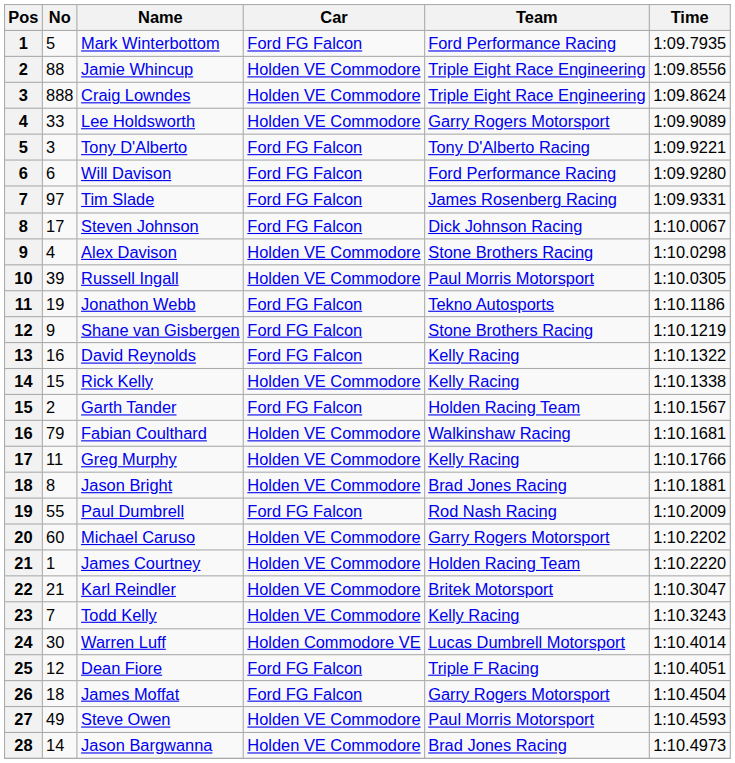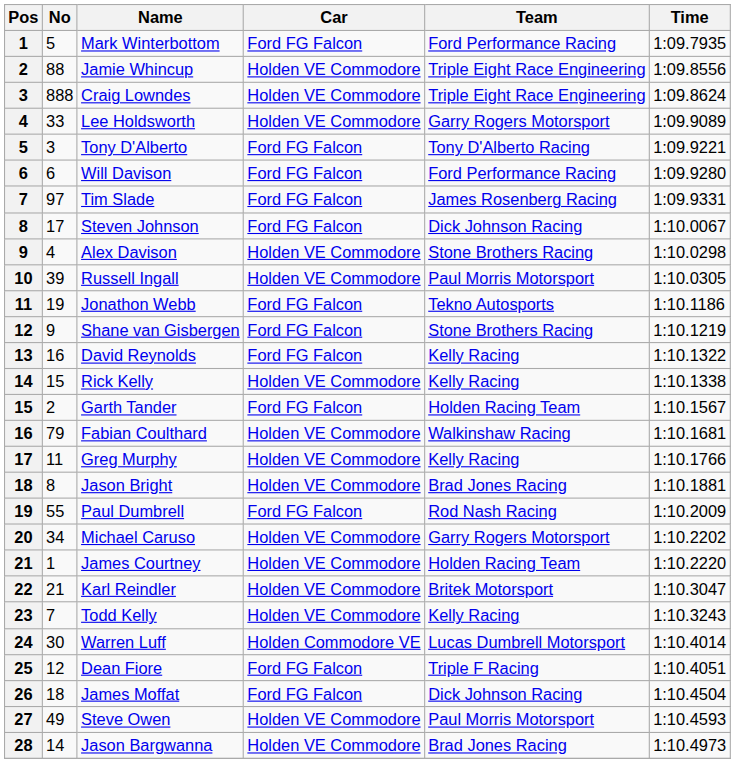(55, 537) 60 -> (55, 537) 34
(519, 693) Garry Rogers Motorsport -> (505, 693) Dick Johnson Racing
